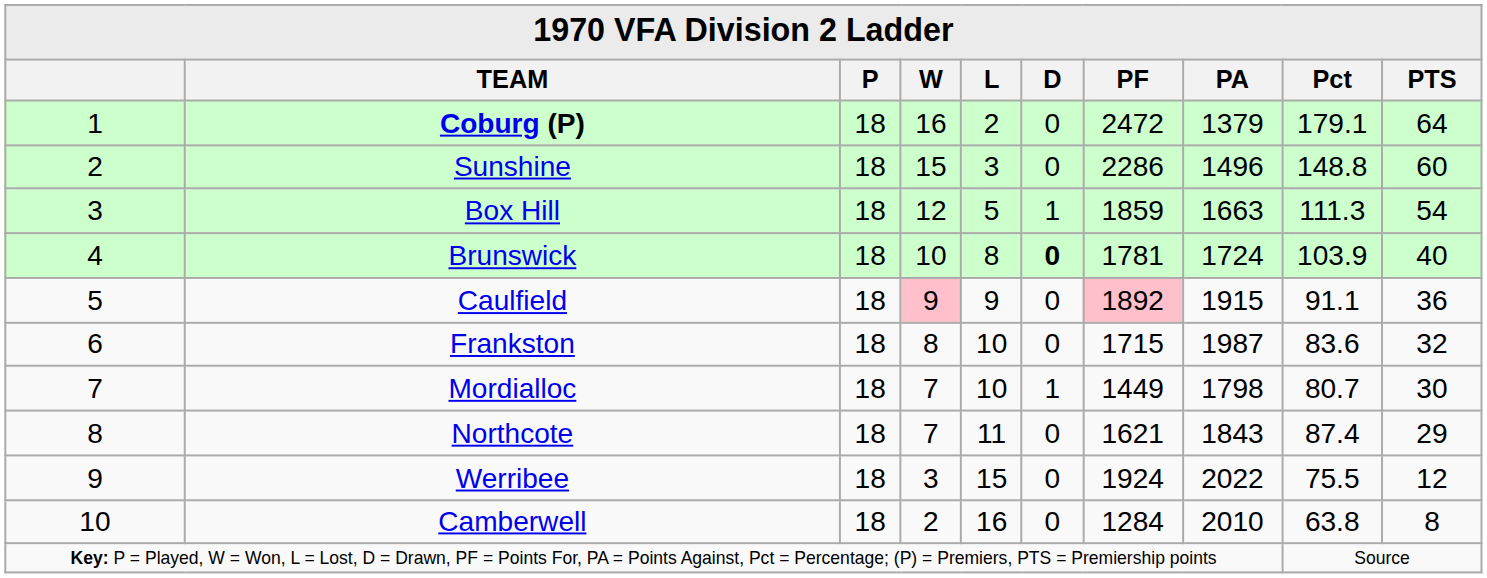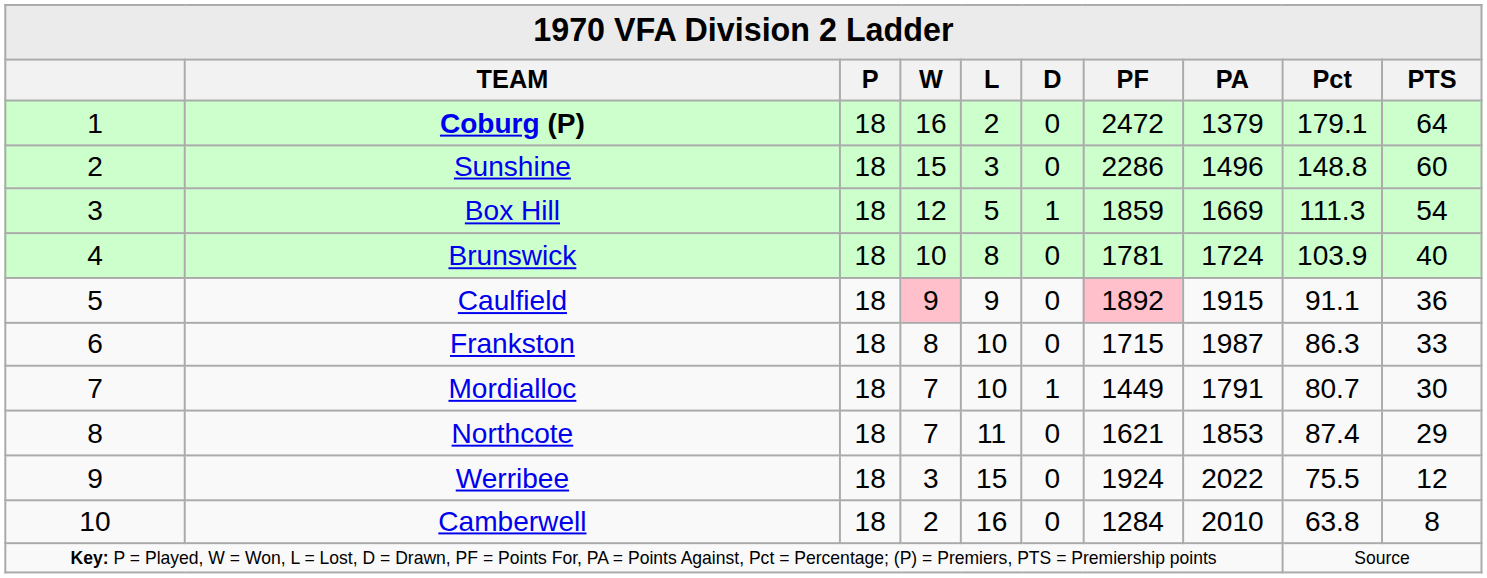(1232, 211) 1663 -> (1232, 211) 1669
(1052, 256) bold -> (1052, 256) normal
(1332, 344) 83.6 -> (1332, 344) 86.3
(1432, 344) 32 -> (1432, 344) 33
(1232, 389) 1798 -> (1232, 389) 1791
(1232, 433) 1843 -> (1232, 433) 1853
